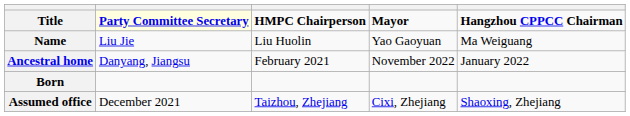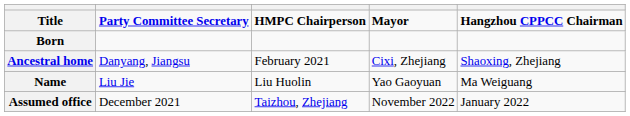(174, 20) lightyellow background -> (174, 20) no background
rows swapped: (50, 40) <-> (50, 81)
(413, 61) November 2022 -> (409, 61) Cixi, Zhejiang
(495, 61) January 2022 -> (511, 61) Shaoxing, Zhejiang
(409, 101) Cixi, Zhejiang -> (413, 101) November 2022
(511, 101) Shaoxing, Zhejiang -> (495, 101) January 2022
